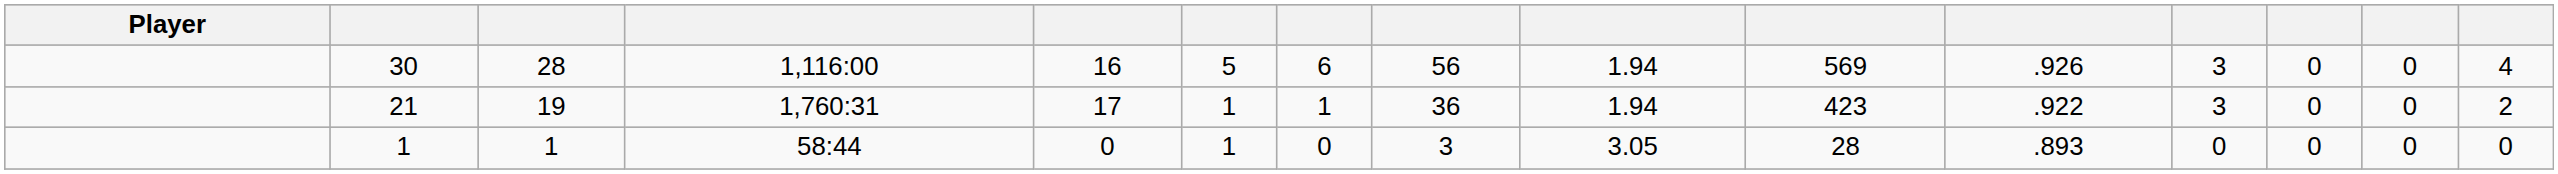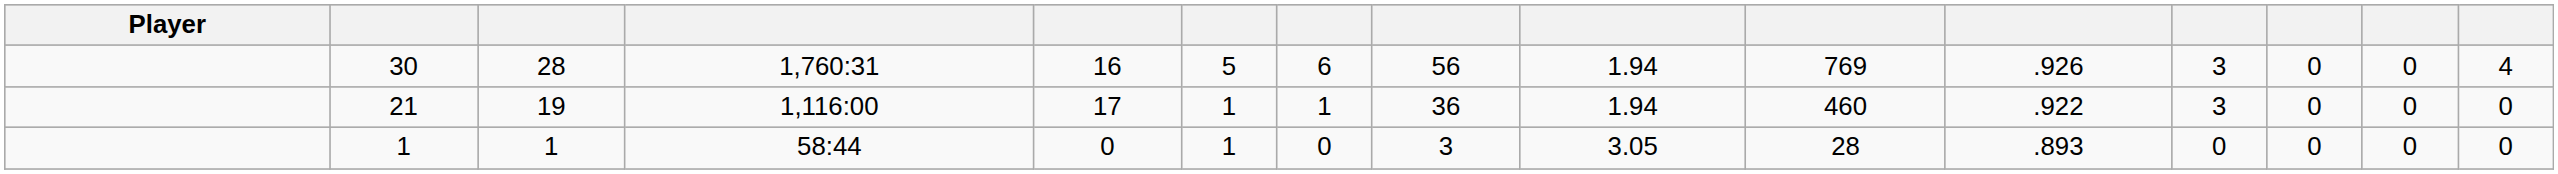(829, 65) 1,116:00 -> (829, 65) 1,760:31
(1846, 65) 569 -> (1846, 65) 769
(829, 106) 1,760:31 -> (829, 106) 1,116:00
(1846, 106) 423 -> (1846, 106) 460
(2506, 106) 2 -> (2506, 106) 0
